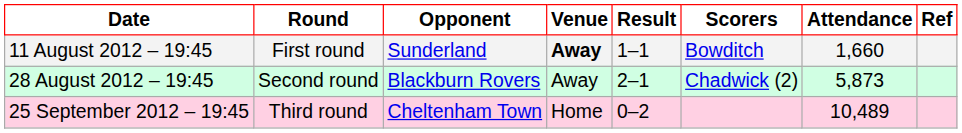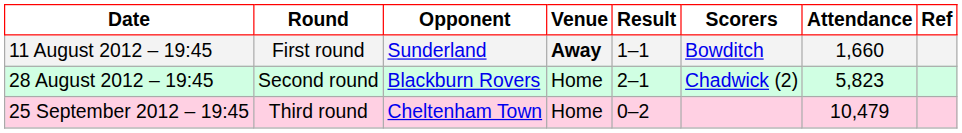(575, 81) Away -> (577, 81) Home
(860, 81) 5,873 -> (860, 81) 5,823
(860, 111) 10,489 -> (860, 111) 10,479
